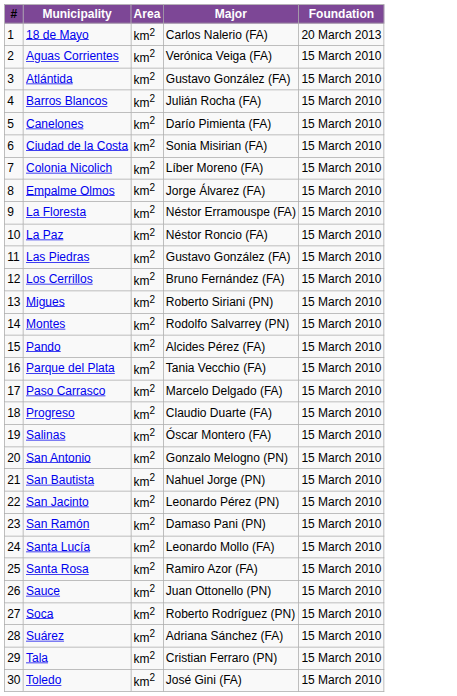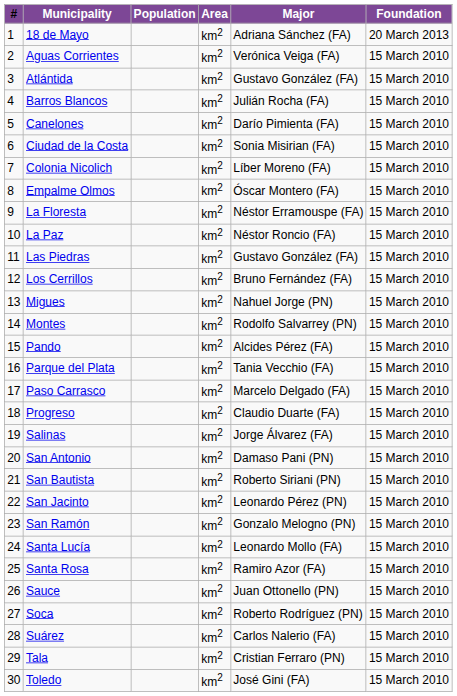+ column: (165, 14)
(217, 34) Carlos Nalerio (FA) -> (292, 34) Adriana Sánchez (FA)
(216, 190) Jorge Álvarez (FA) -> (286, 190) Óscar Montero (FA)
(220, 301) Roberto Siriani (PN) -> (283, 301) Nahuel Jorge (PN)
(219, 435) Óscar Montero (FA) -> (283, 435) Jorge Álvarez (FA)
(227, 457) Gonzalo Melogno (PN) -> (283, 457) Damaso Pani (PN)
(216, 480) Nahuel Jorge (PN) -> (287, 480) Roberto Siriani (PN)
(216, 524) Damaso Pani (PN) -> (294, 524) Gonzalo Melogno (PN)
(225, 636) Adriana Sánchez (FA) -> (284, 636) Carlos Nalerio (FA)
